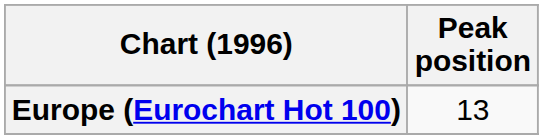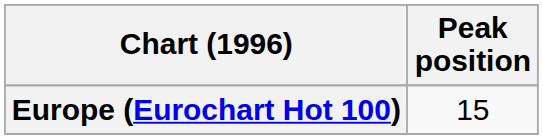(473, 109) 13 -> (473, 109) 15
